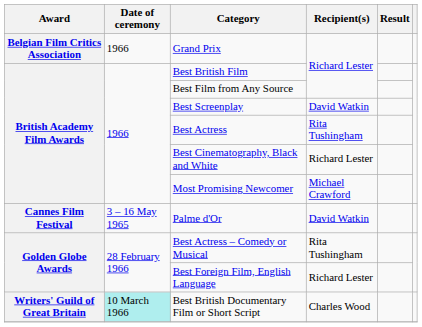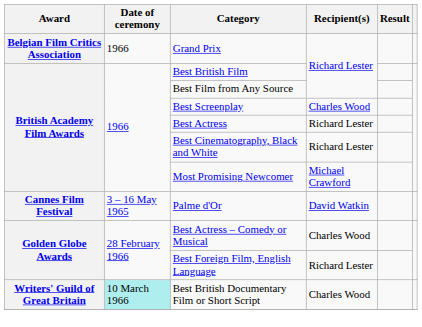(339, 106) David Watkin -> (339, 106) Charles Wood
(336, 130) Rita Tushingham -> (341, 123) Richard Lester
(336, 247) Rita Tushingham -> (339, 235) Charles Wood
